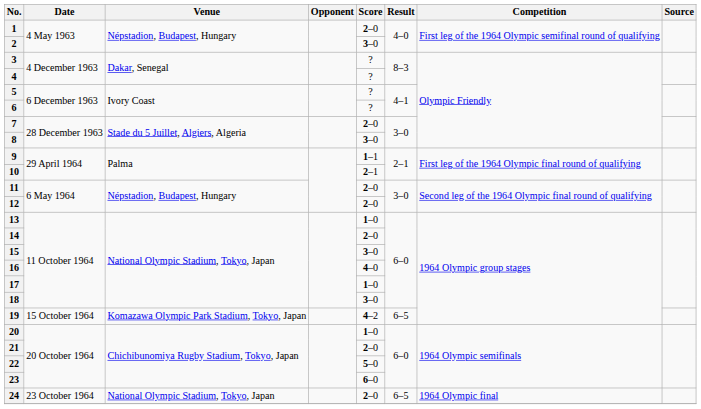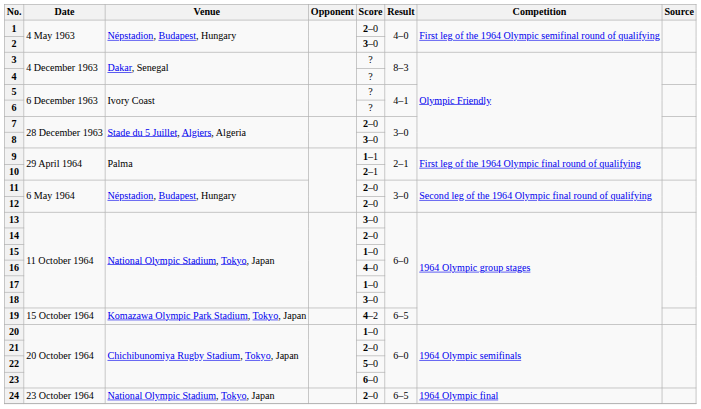(371, 220) 1–0 -> (371, 220) 3–0
(371, 252) 3–0 -> (371, 252) 1–0
